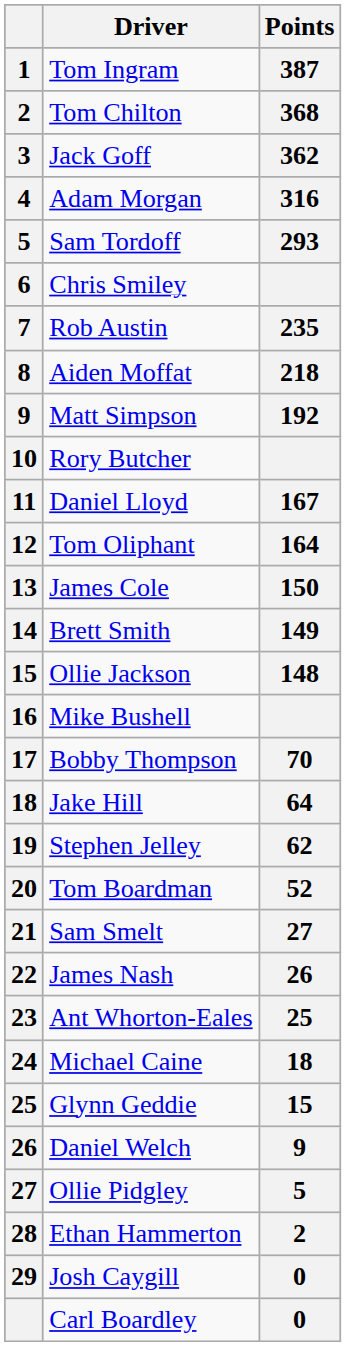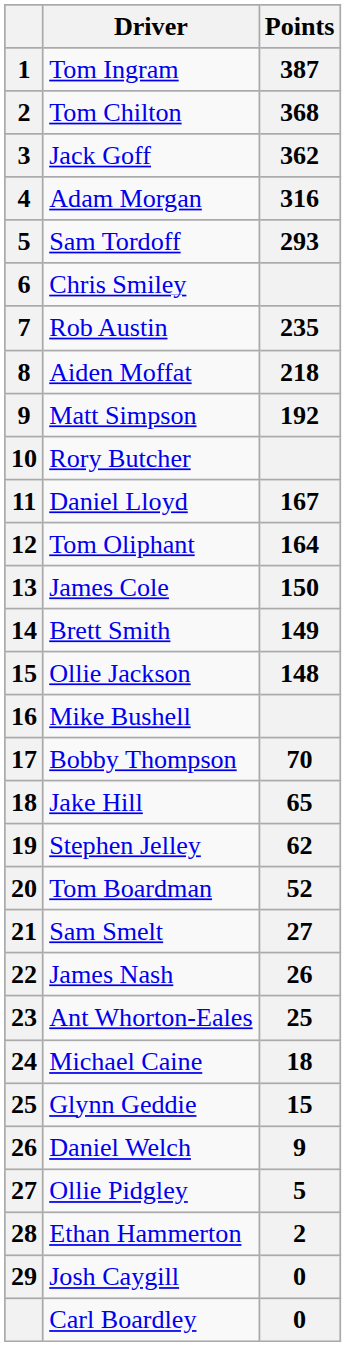(300, 802) 64 -> (300, 802) 65
